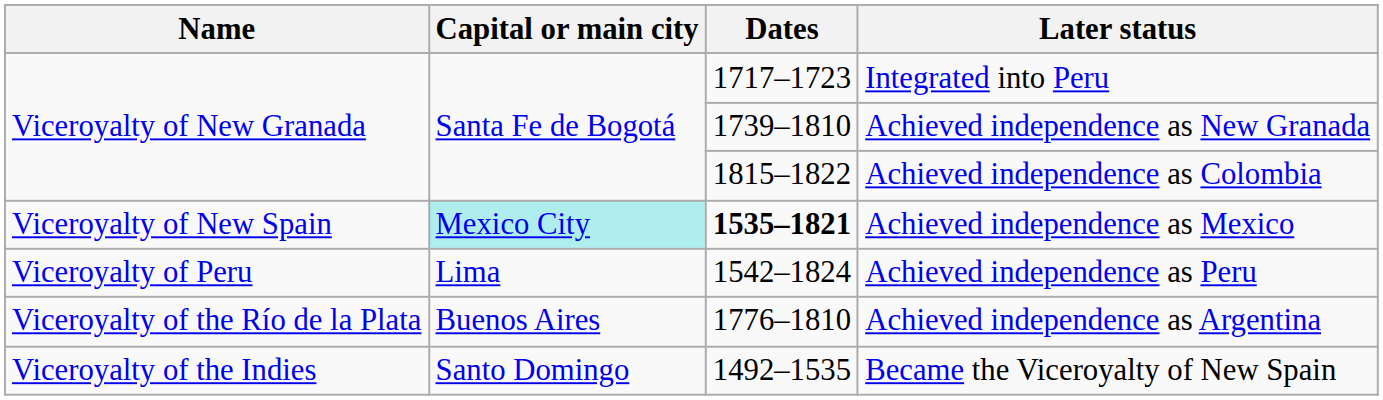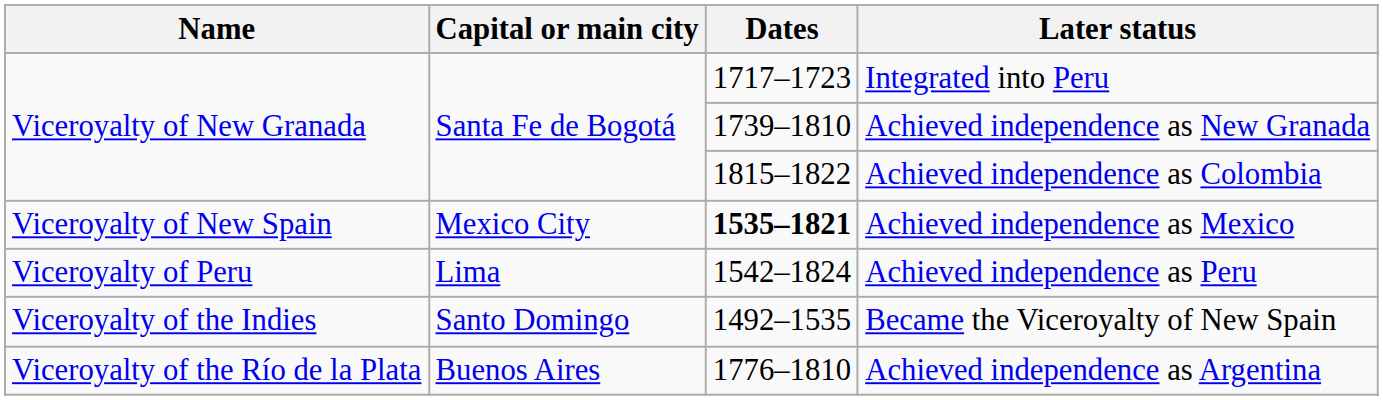(513, 223) paleturquoise background -> (513, 223) no background
rows swapped: (1093, 321) <-> (1101, 369)
